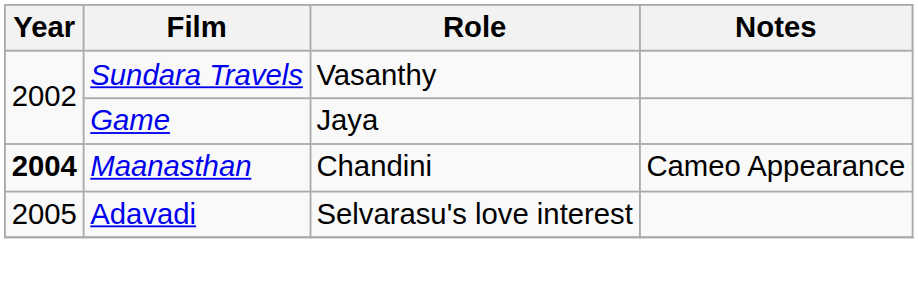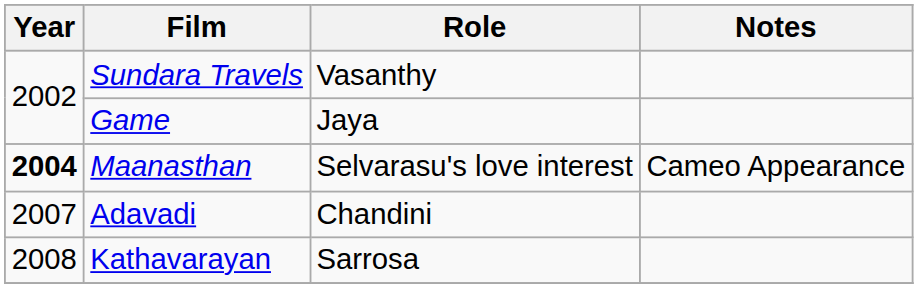(374, 167) Chandini -> (475, 167) Selvarasu's love interest
(44, 213) 2005 -> (44, 213) 2007
(475, 213) Selvarasu's love interest -> (374, 213) Chandini
+ row: (181, 259)
